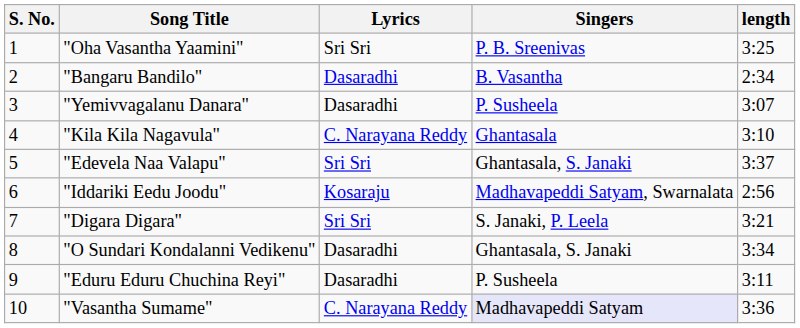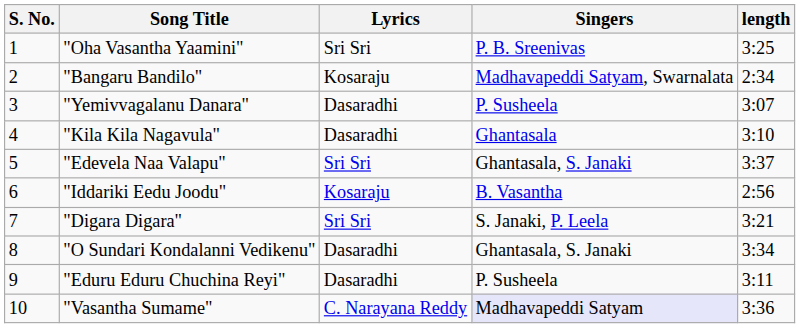(361, 76) Dasaradhi -> (357, 76) Kosaraju
(519, 76) B. Vasantha -> (605, 76) Madhavapeddi Satyam, Swarnalata
(396, 134) C. Narayana Reddy -> (361, 134) Dasaradhi
(605, 192) Madhavapeddi Satyam, Swarnalata -> (519, 192) B. Vasantha
